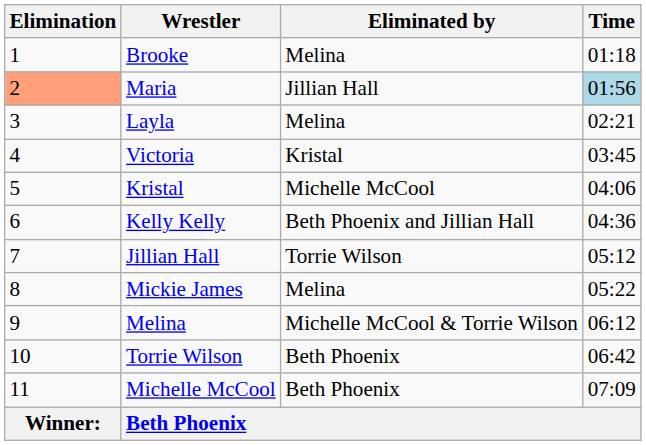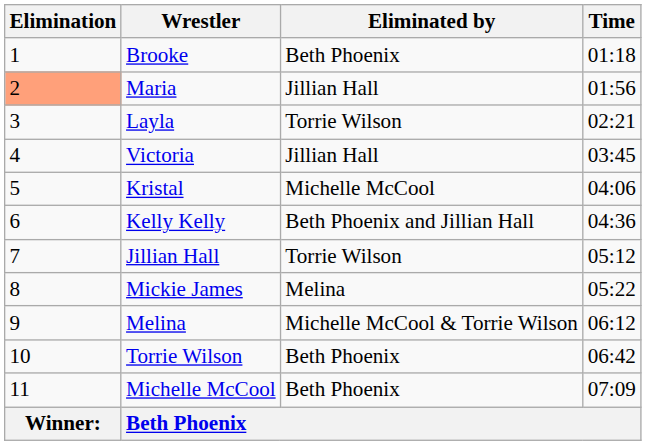(315, 54) Melina -> (343, 54) Beth Phoenix
(612, 88) lightblue background -> (612, 88) no background
(315, 121) Melina -> (344, 121) Torrie Wilson
(314, 155) Kristal -> (332, 155) Jillian Hall
